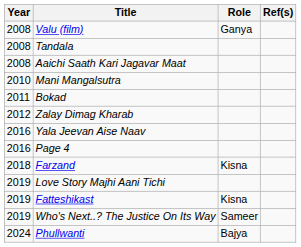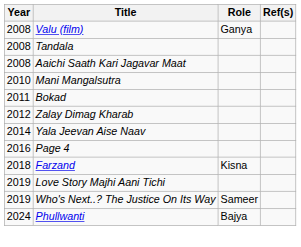(19, 132) 2016 -> (19, 132) 2014
- row: (64, 200)
